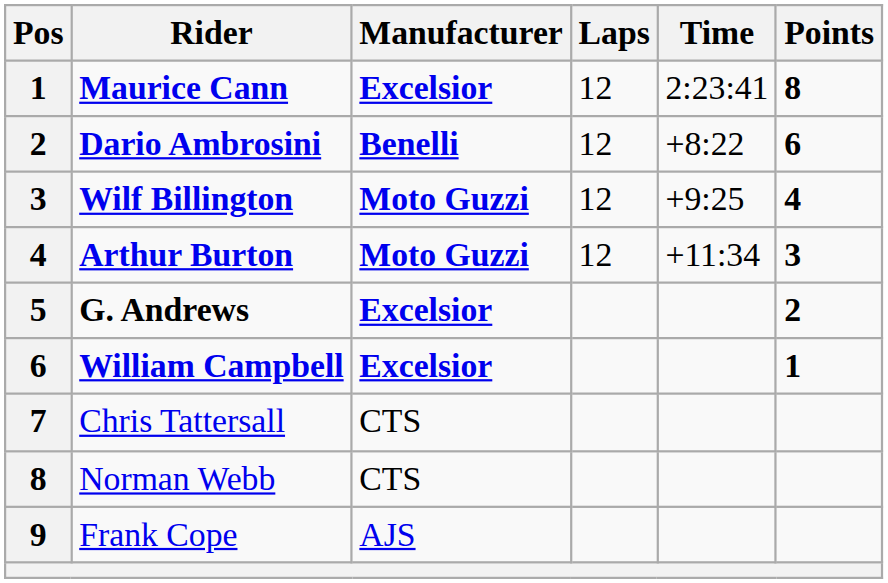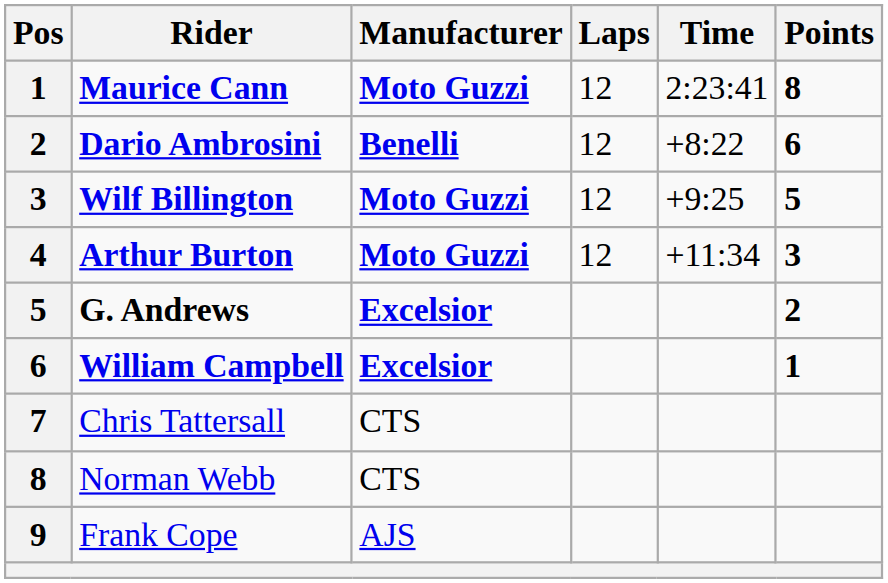(426, 88) Excelsior -> (444, 88) Moto Guzzi
(793, 199) 4 -> (793, 199) 5
